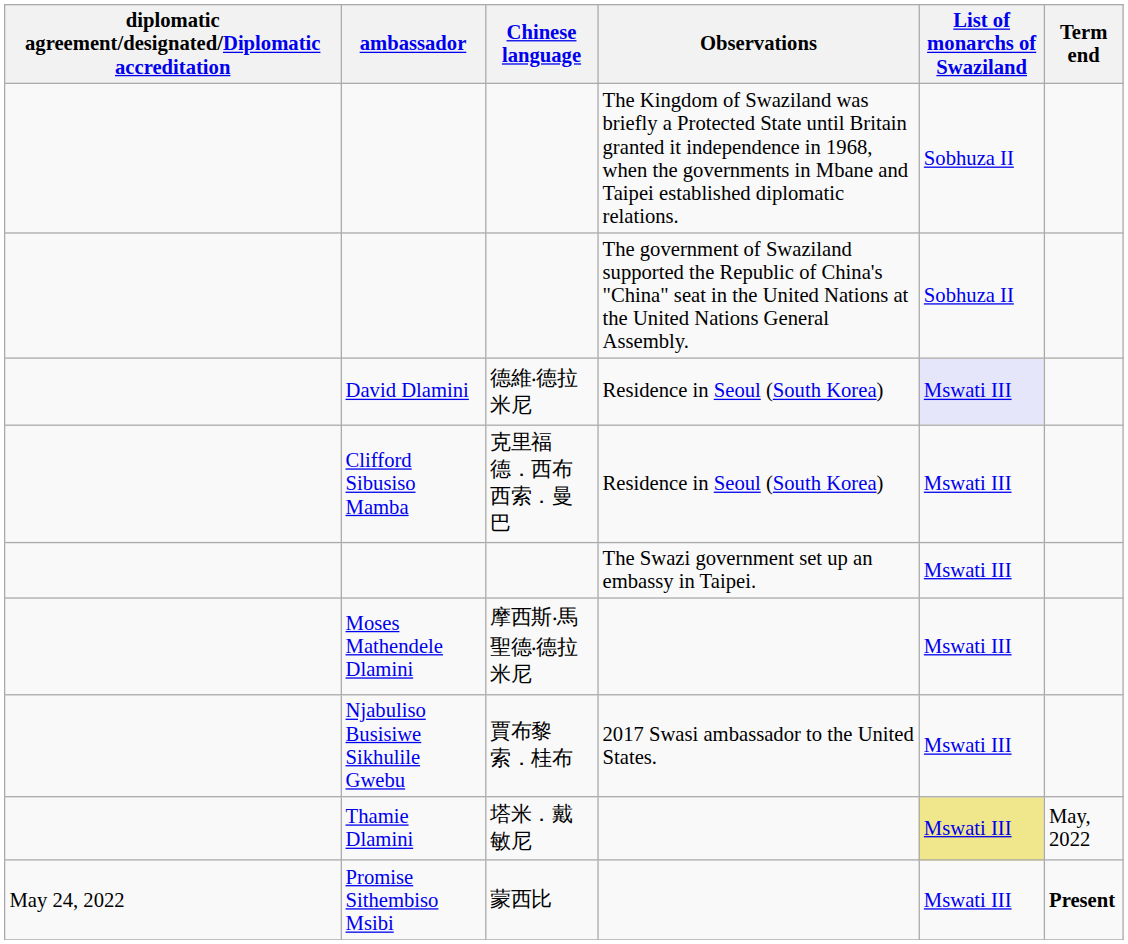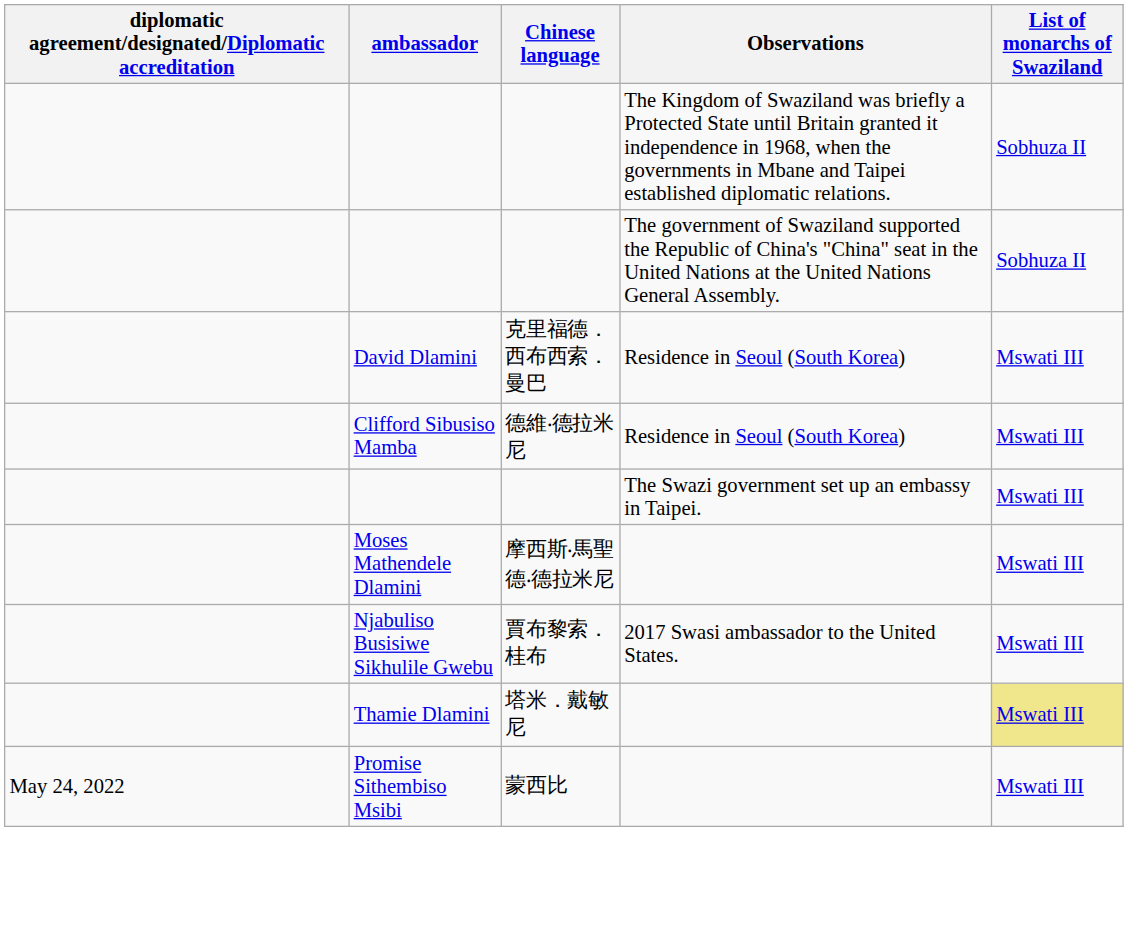- column: (1084, 44)
(534, 391) 德維‧德拉米尼 -> (557, 356) 克里福德．西布西索．曼巴
(968, 391) lavender background -> (1040, 357) no background
(531, 482) 克里福德．西布西索．曼巴 -> (560, 436) 德維‧德拉米尼
